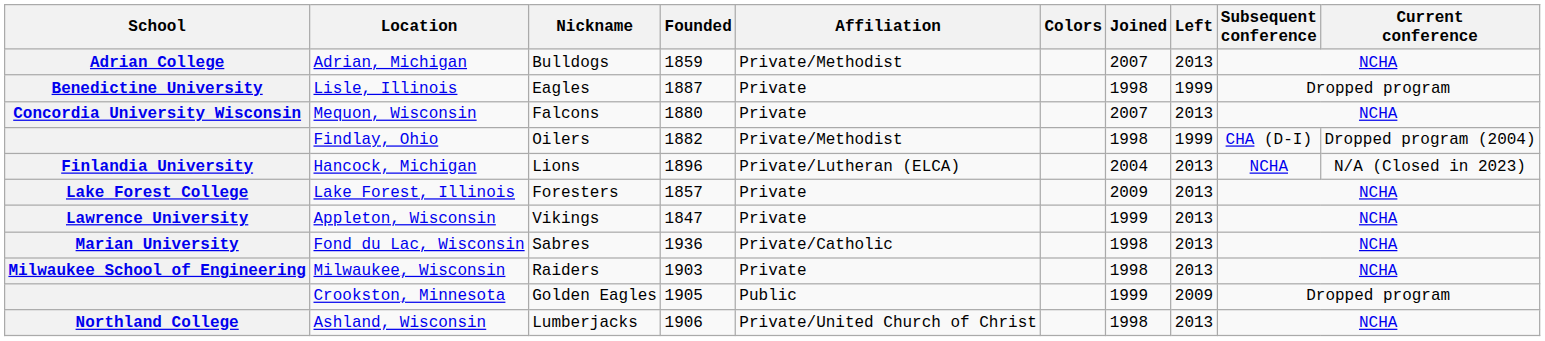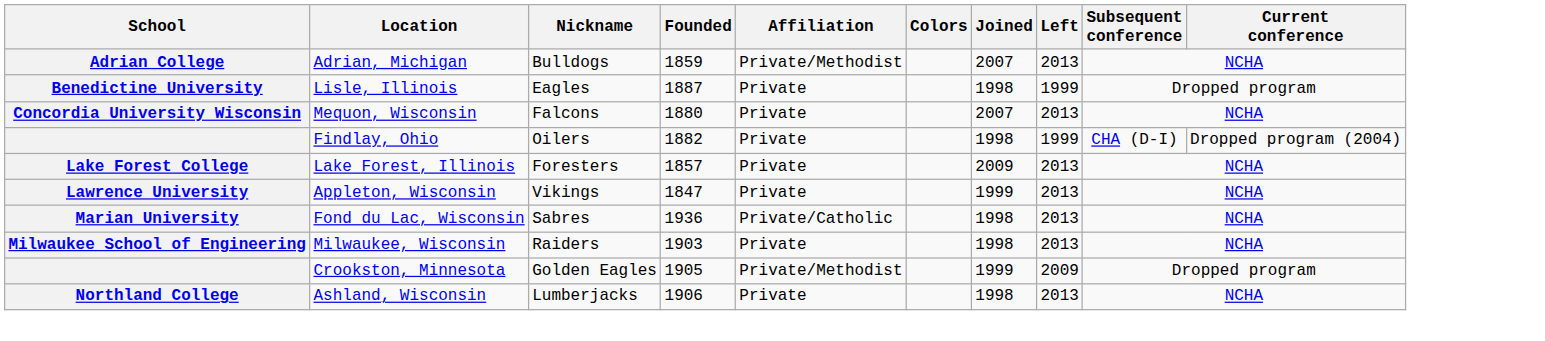(821, 140) Private/Methodist -> (773, 140) Private
- row: (395, 166)
(768, 297) Public -> (821, 271) Private/Methodist
(888, 323) Private/United Church of Christ -> (773, 297) Private
